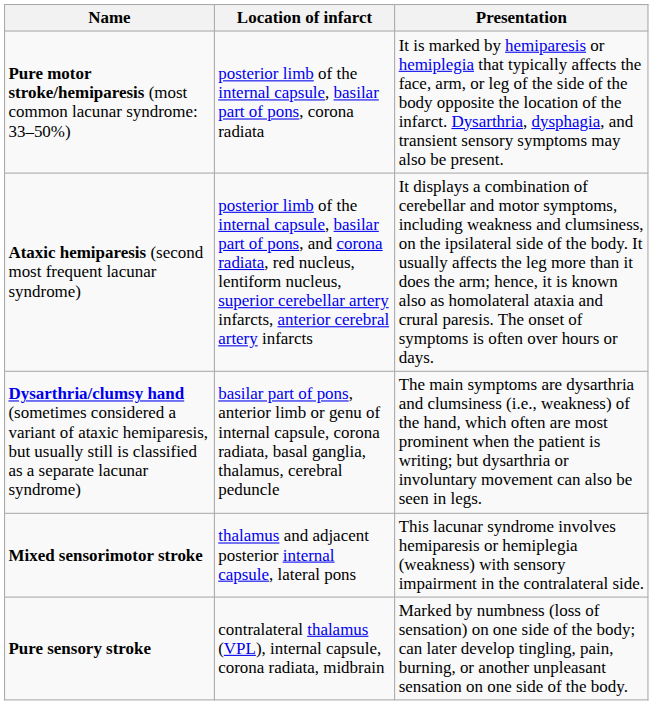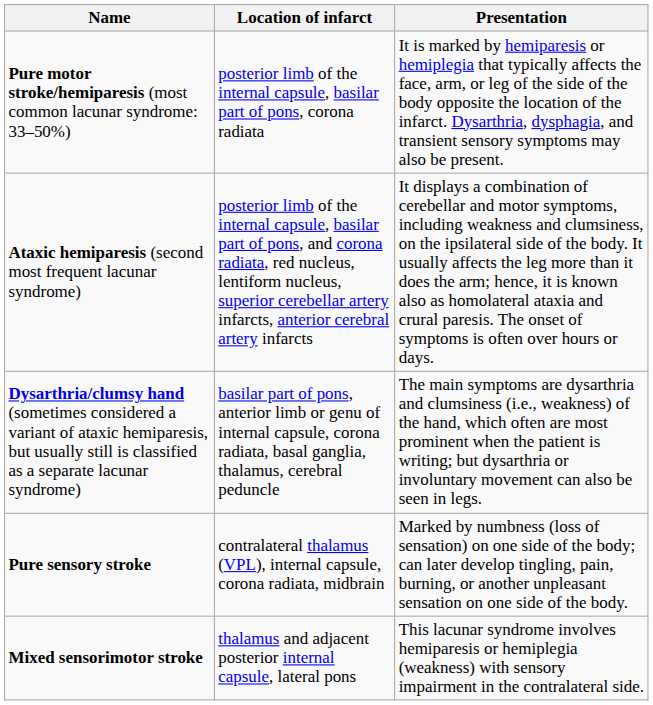rows swapped: (80, 648) <-> (106, 554)
